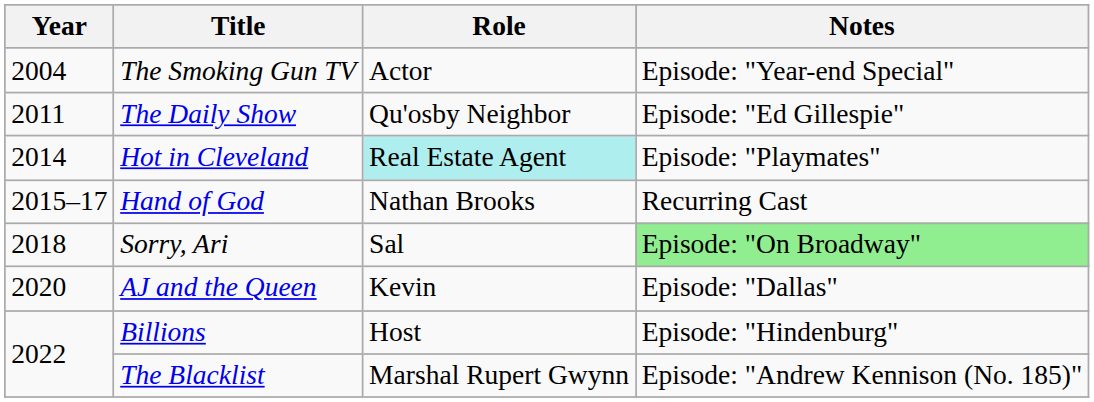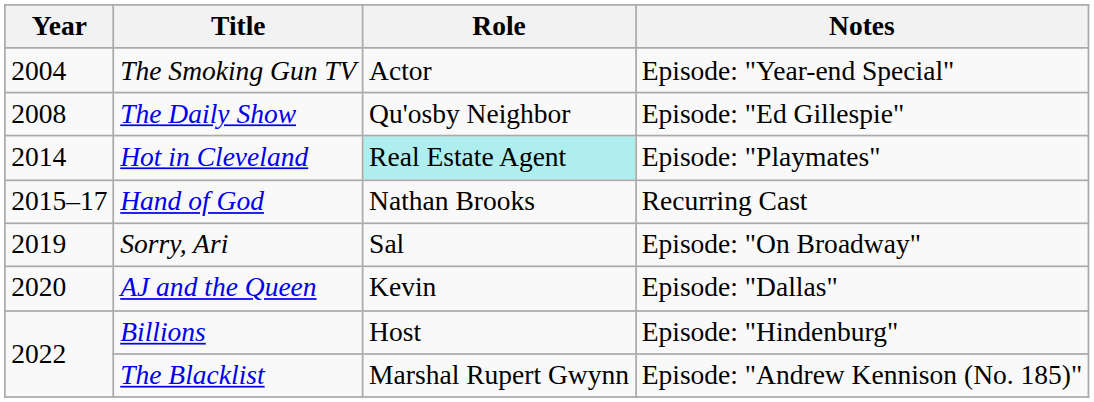(38, 113) 2011 -> (39, 113) 2008
(39, 244) 2018 -> (39, 244) 2019
(781, 244) lightgreen background -> (781, 244) no background
